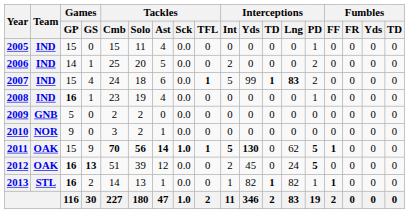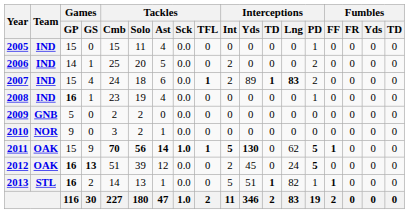(230, 81) 5 -> (230, 81) 2
(251, 81) 99 -> (251, 81) 89
(230, 183) 1 -> (230, 183) 5
(251, 183) 82 -> (251, 183) 51
